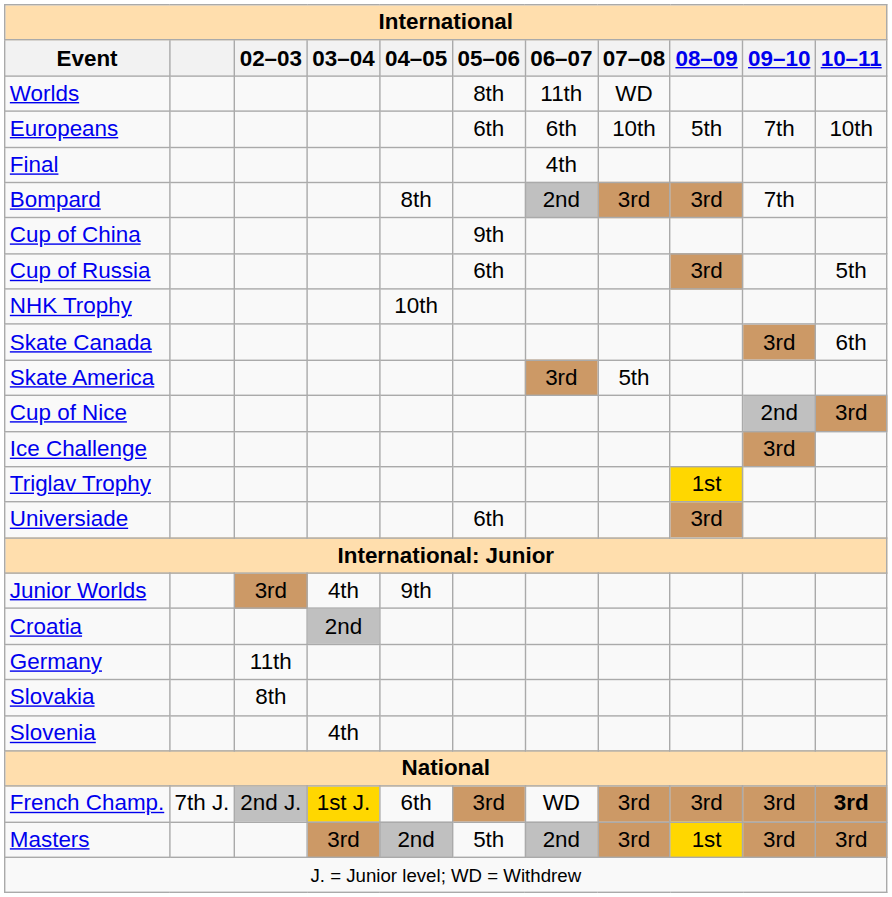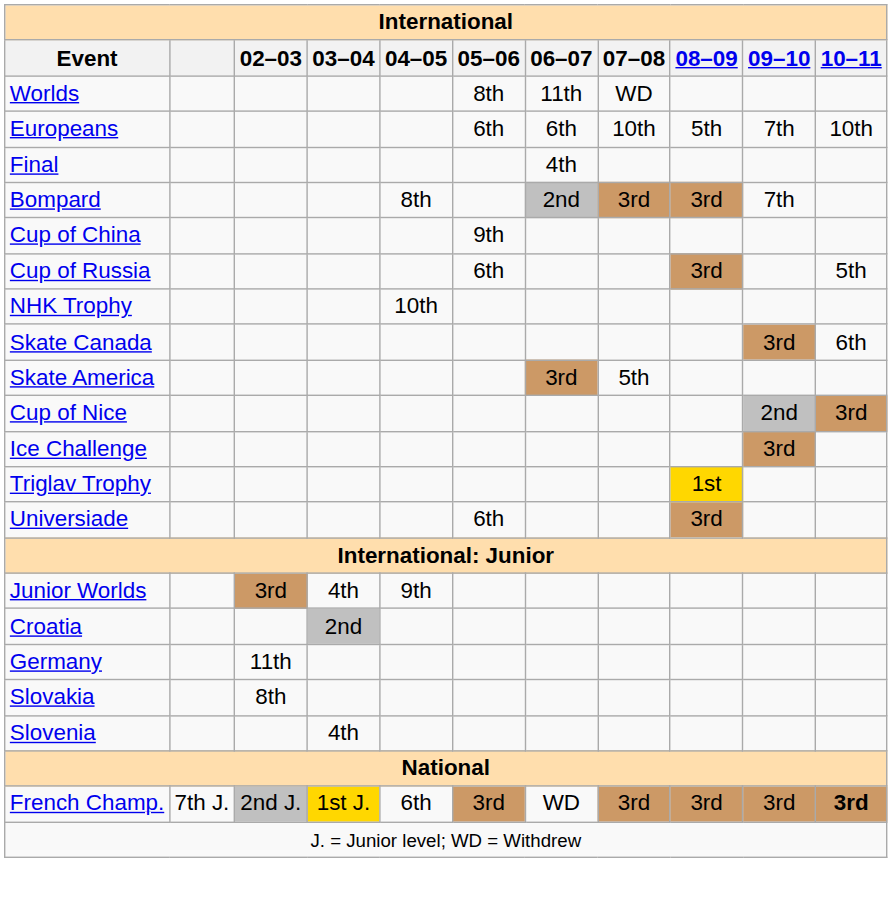- row: (50, 839)
